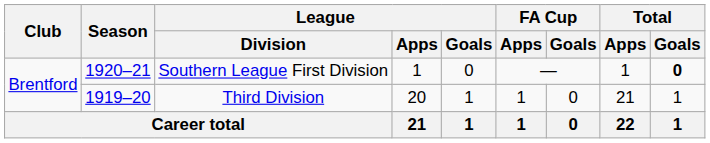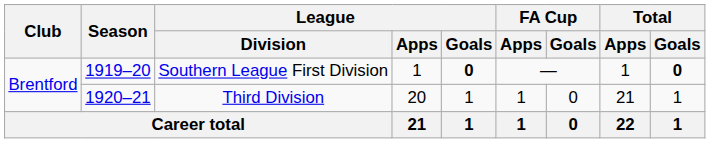(118, 71) 1920–21 -> (118, 71) 1919–20
(469, 71) normal -> (469, 71) bold
(118, 97) 1919–20 -> (118, 97) 1920–21
